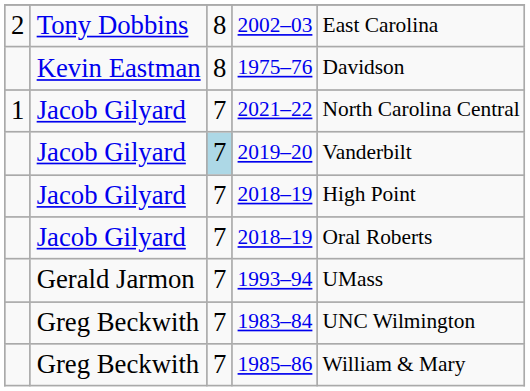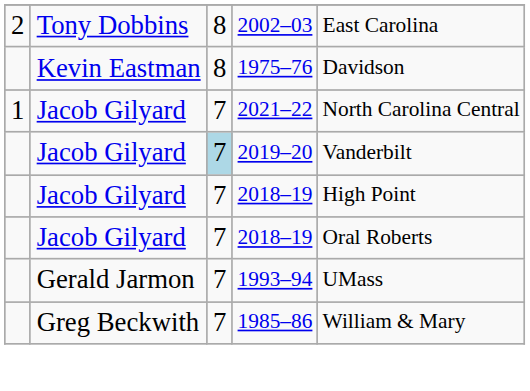- row: (118, 322)
